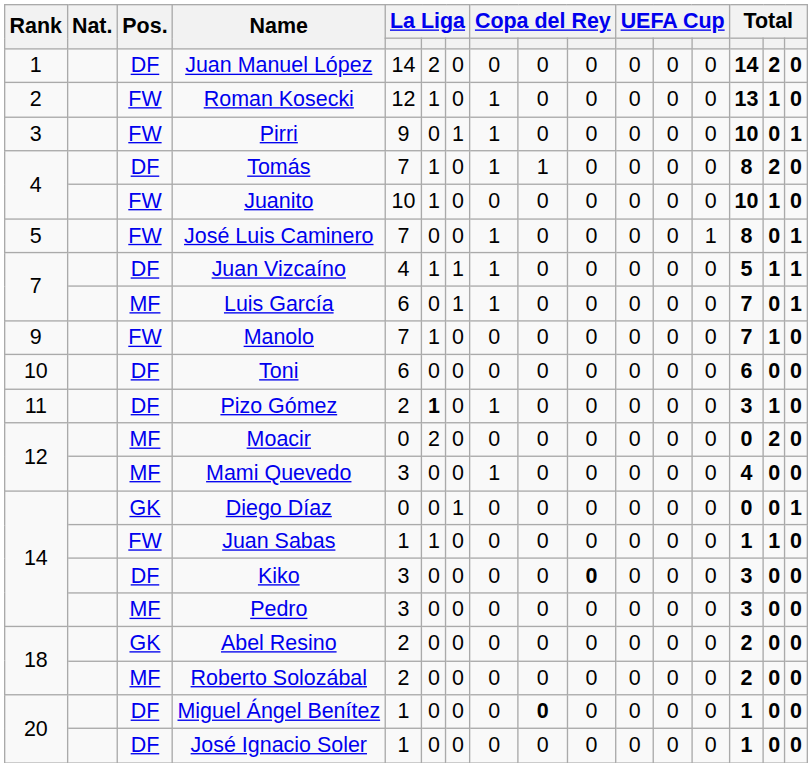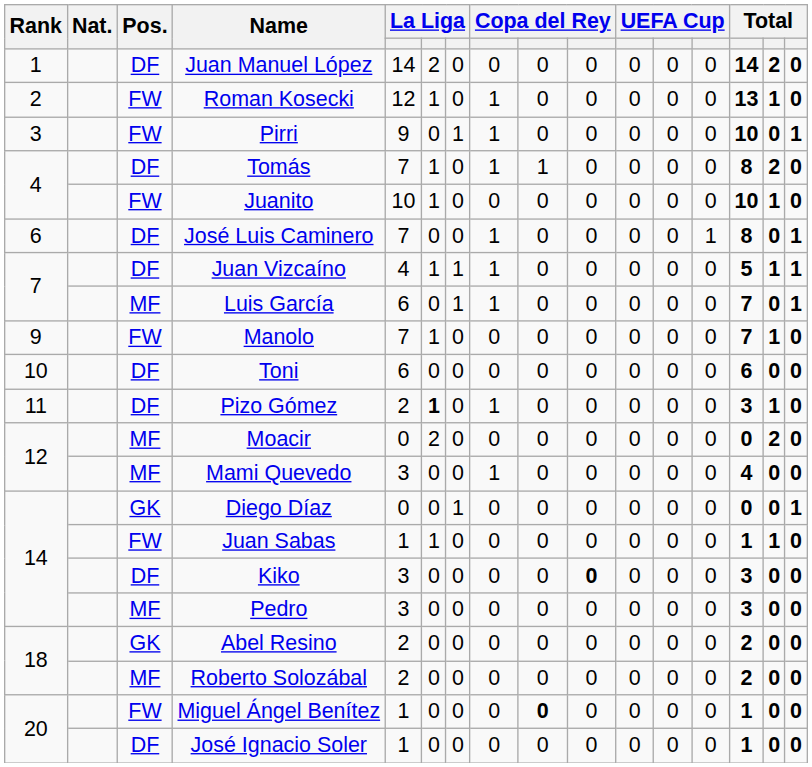(36, 235) 5 -> (36, 235) 6
(145, 235) FW -> (145, 235) DF
(145, 711) DF -> (145, 711) FW
